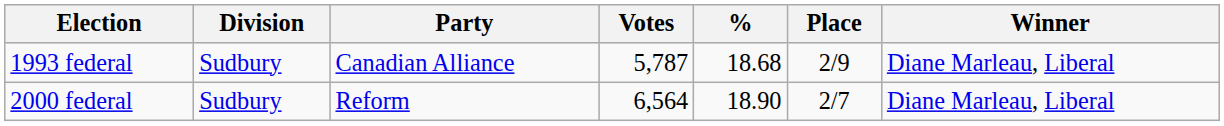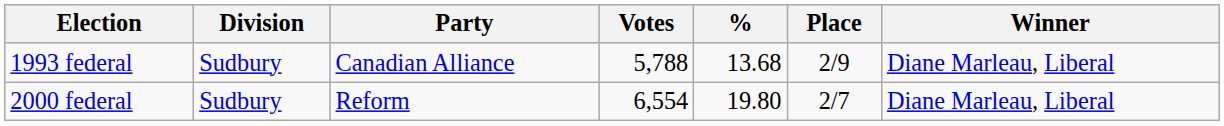(661, 62) 5,787 -> (661, 62) 5,788
(754, 62) 18.68 -> (754, 62) 13.68
(661, 100) 6,564 -> (661, 100) 6,554
(754, 100) 18.90 -> (754, 100) 19.80
